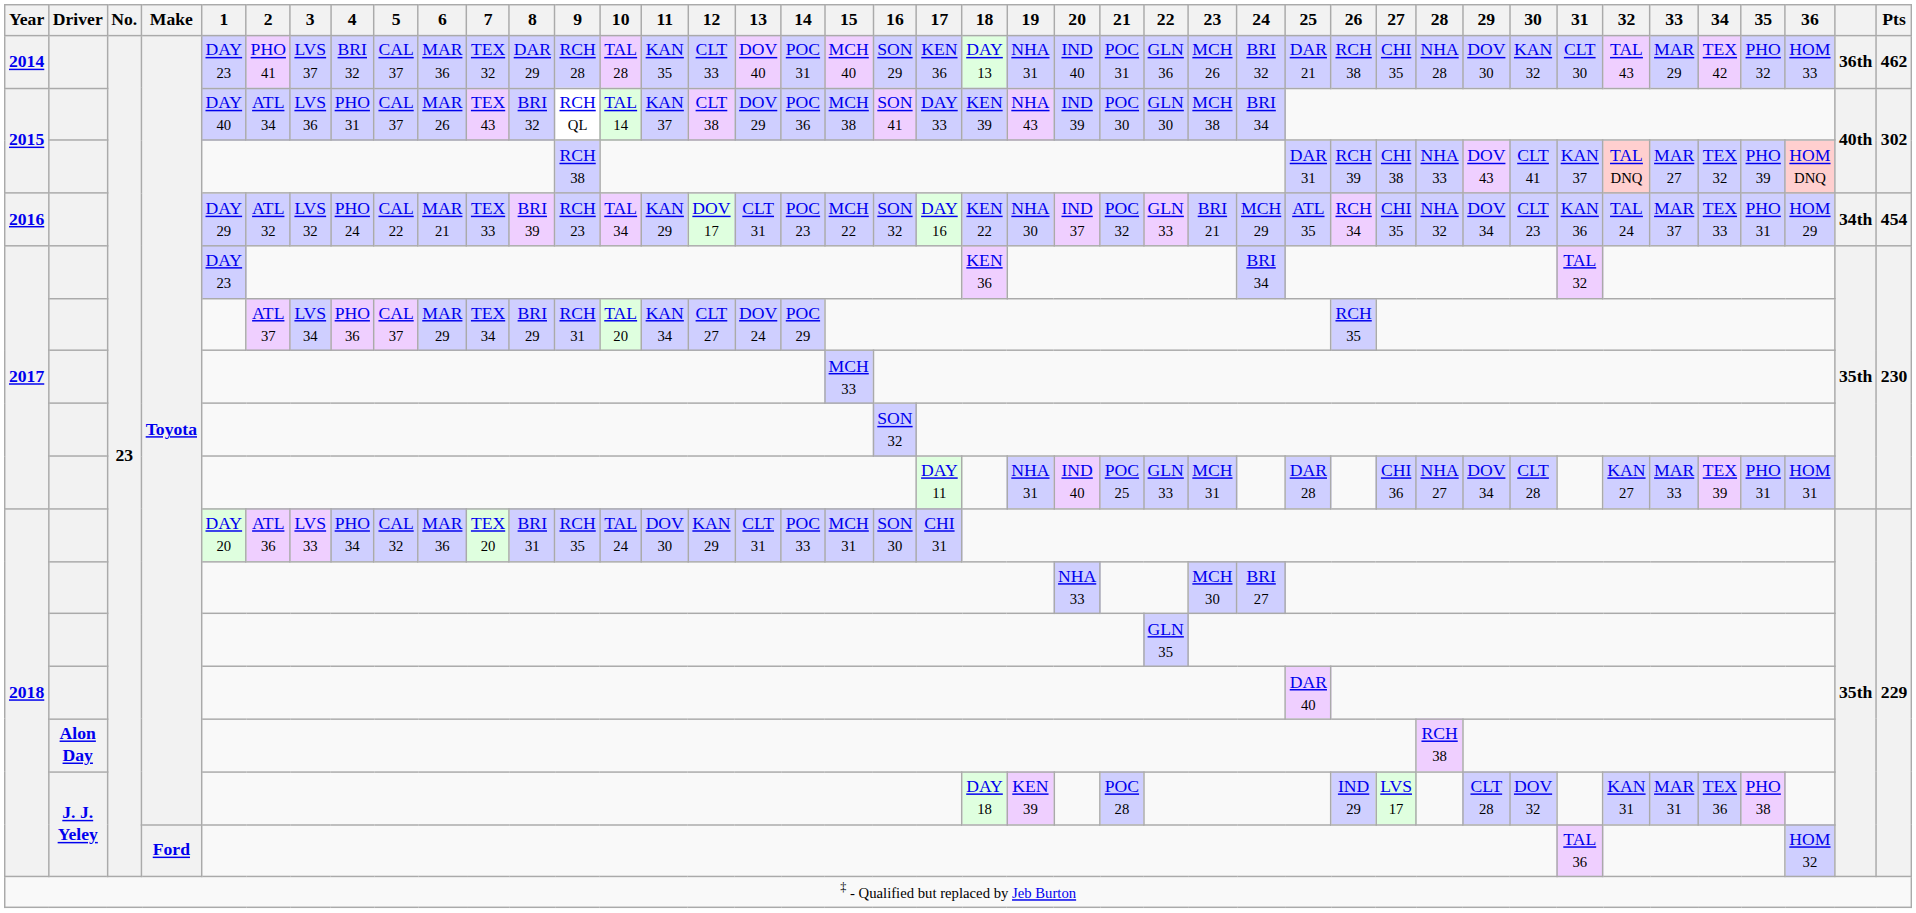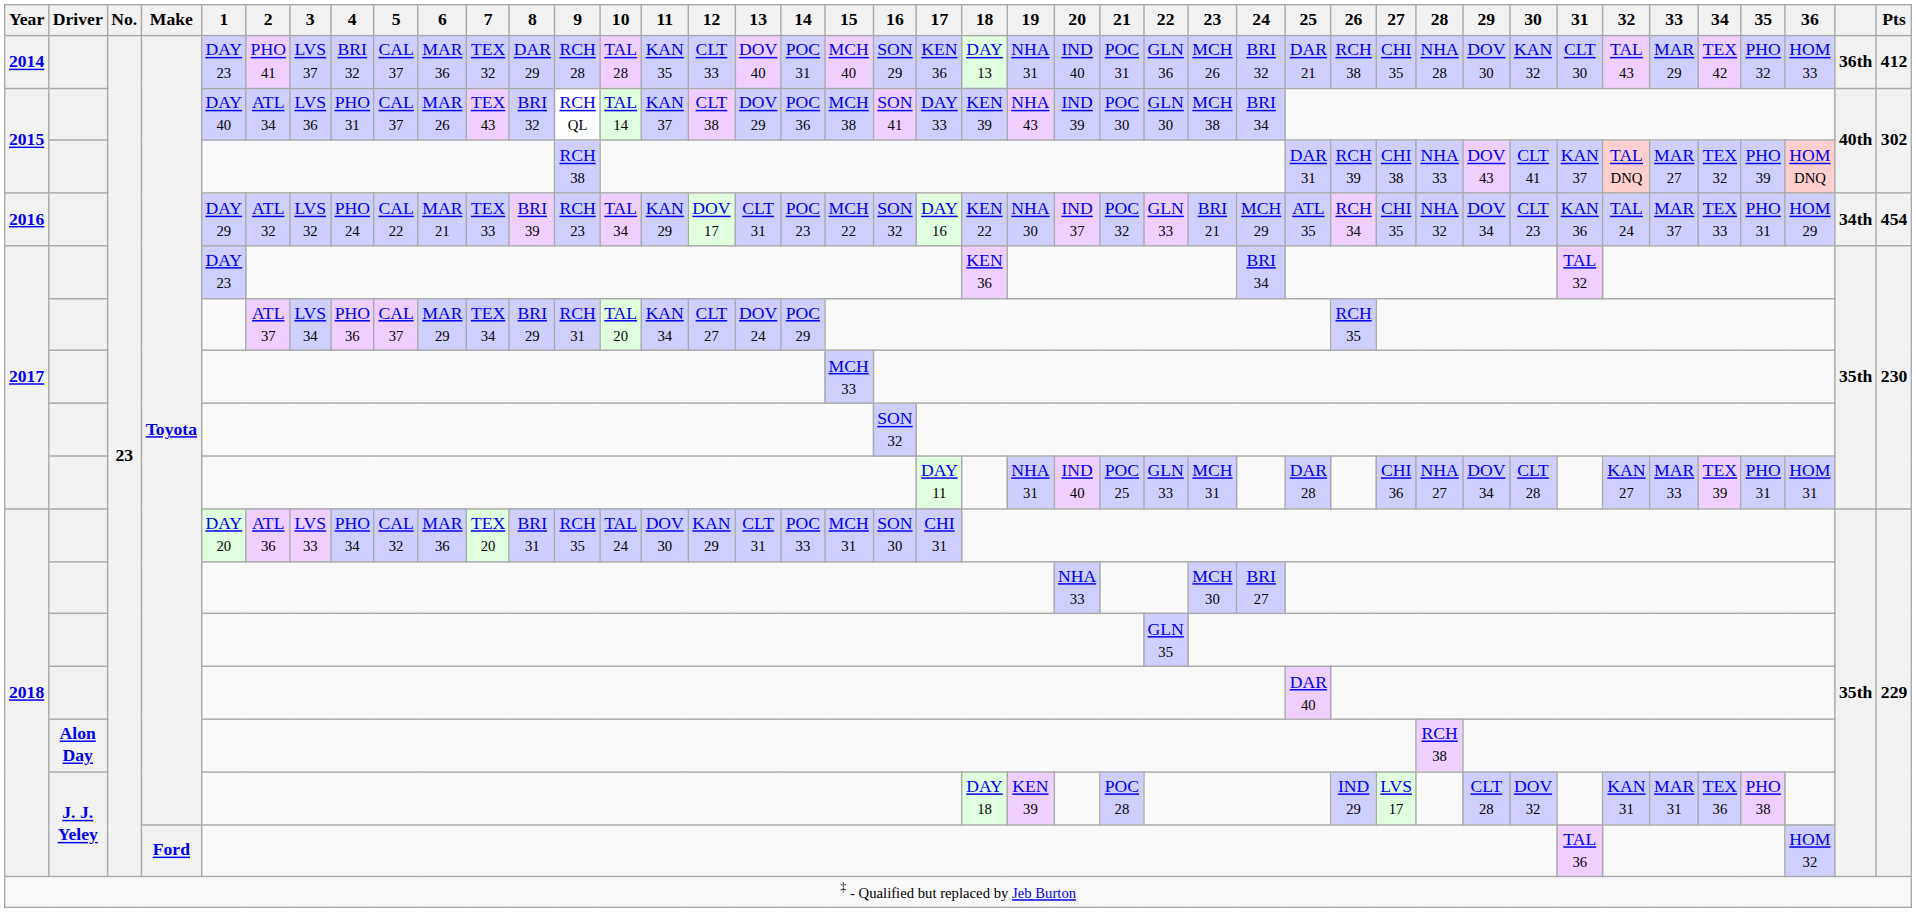(1894, 61) 462 -> (1894, 61) 412
